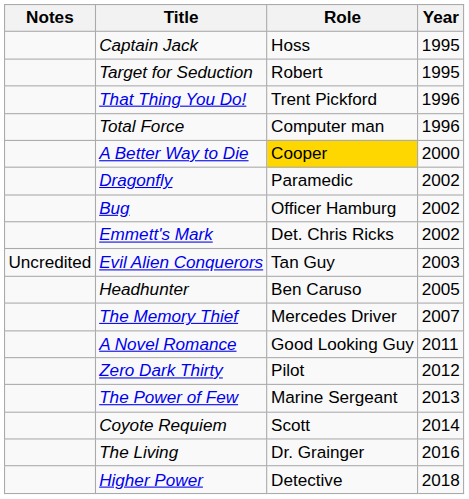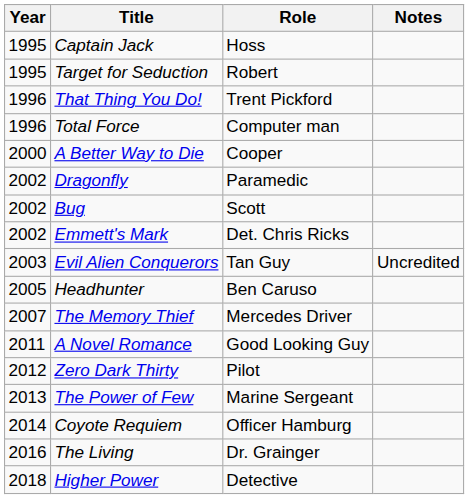columns swapped: (441, 18) <-> (50, 18)
(299, 153) gold background -> (254, 153) no background
(334, 208) Officer Hamburg -> (246, 208) Scott
(291, 425) Scott -> (289, 425) Officer Hamburg
